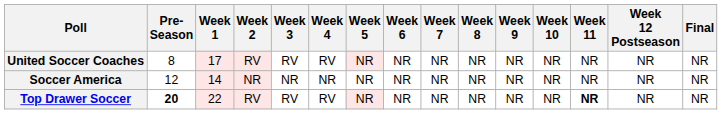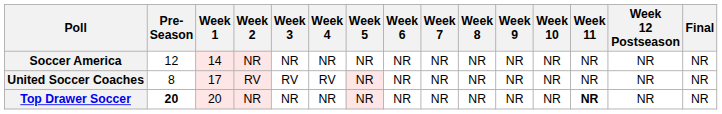rows swapped: (76, 61) <-> (76, 80)
(215, 100) 22 -> (215, 100) 20
(252, 100) RV -> (252, 100) NR
(290, 100) RV -> (290, 100) NR
(327, 100) RV -> (327, 100) NR
